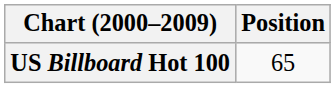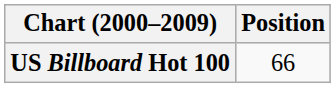(283, 62) 65 -> (283, 62) 66
